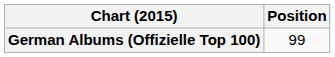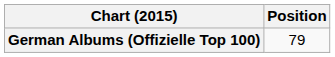(297, 40) 99 -> (297, 40) 79
